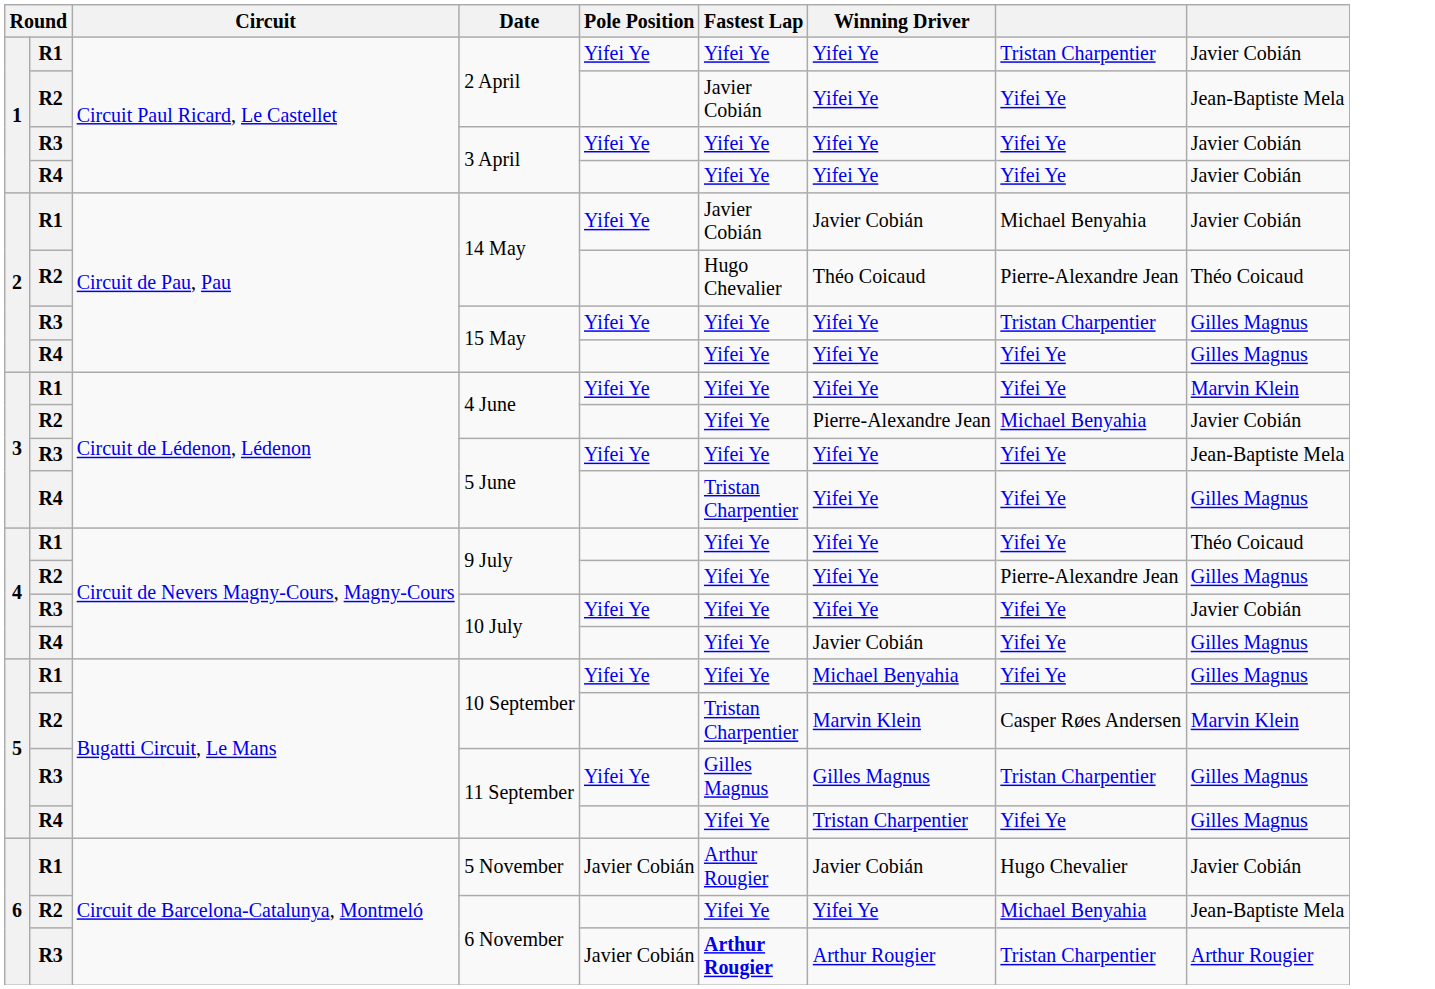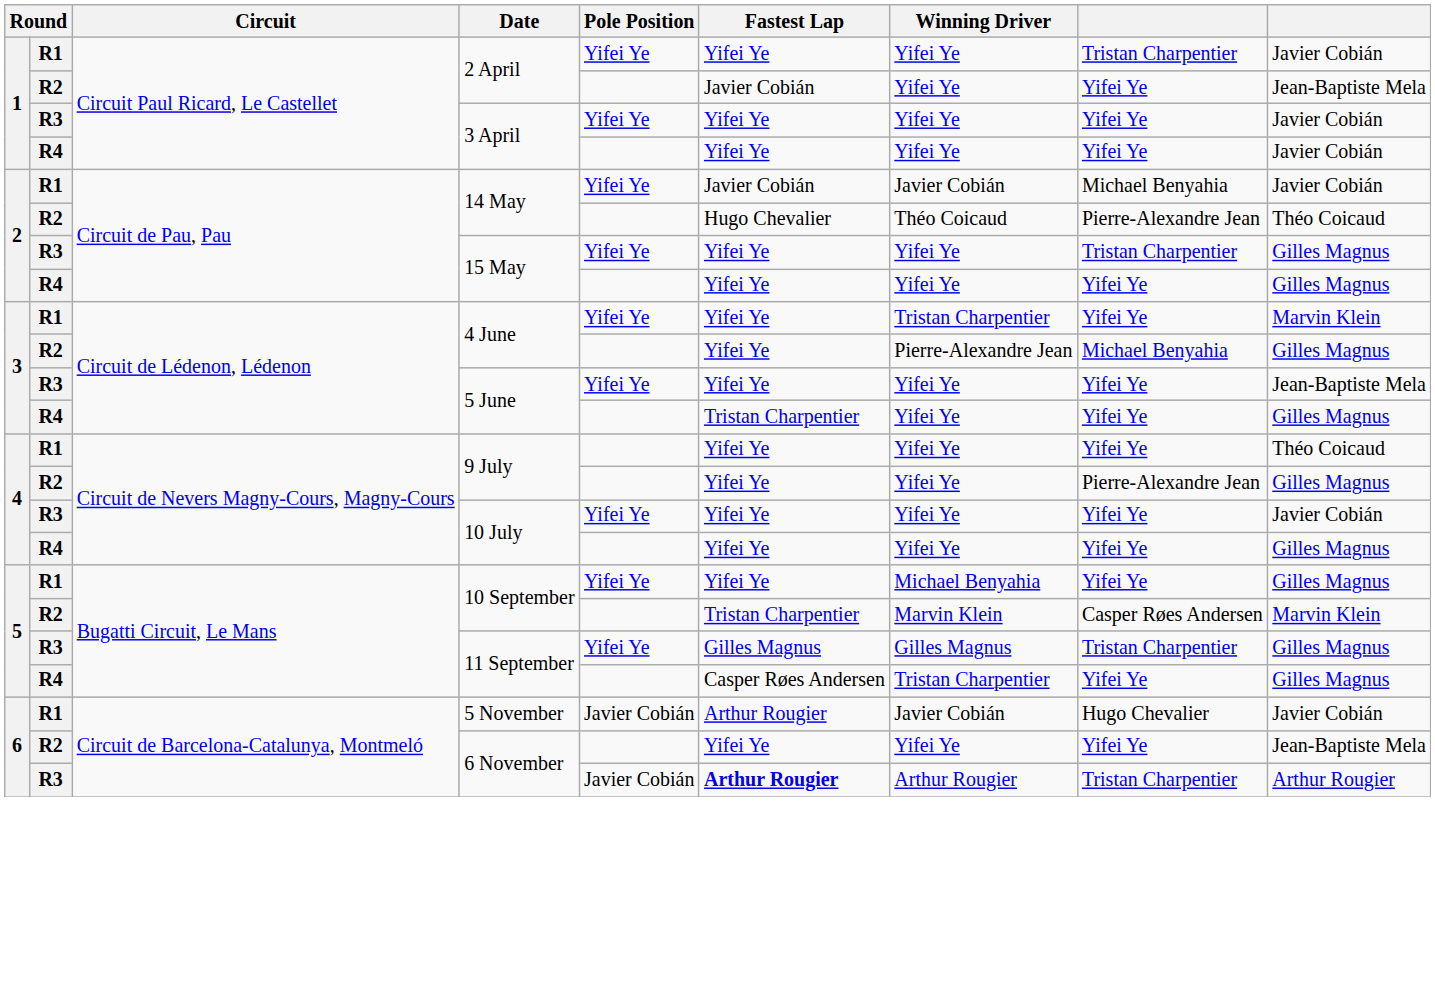(846, 387) Yifei Ye -> (972, 317) Tristan Charpentier
(1246, 420) Javier Cobián -> (1331, 350) Gilles Magnus
(868, 642) Javier Cobián -> (927, 548) Yifei Ye
(737, 821) Yifei Ye -> (794, 680) Casper Røes Andersen
(1073, 910) Michael Benyahia -> (1115, 746) Yifei Ye
